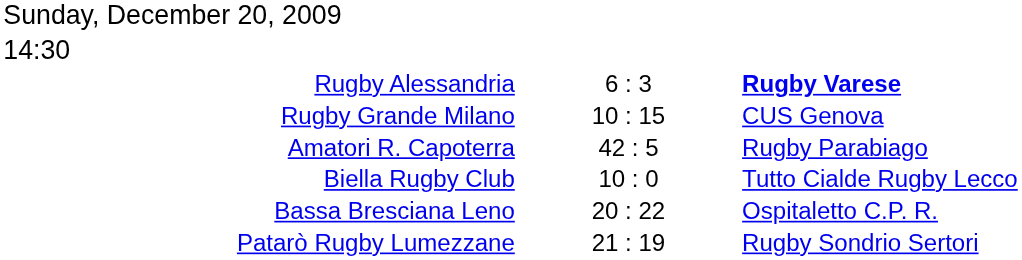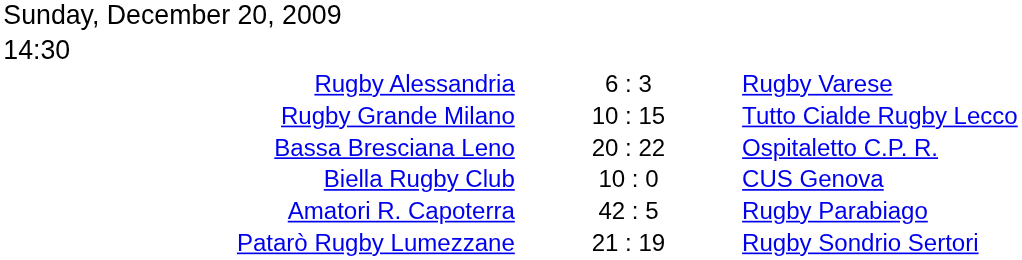(822, 84) bold -> (817, 84) normal
(813, 116) CUS Genova -> (880, 116) Tutto Cialde Rugby Lecco
rows swapped: (395, 211) <-> (401, 147)
(880, 179) Tutto Cialde Rugby Lecco -> (813, 179) CUS Genova
